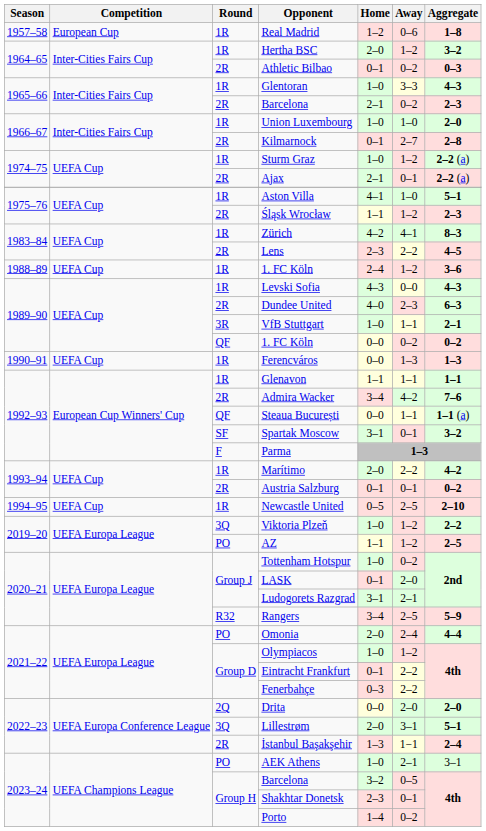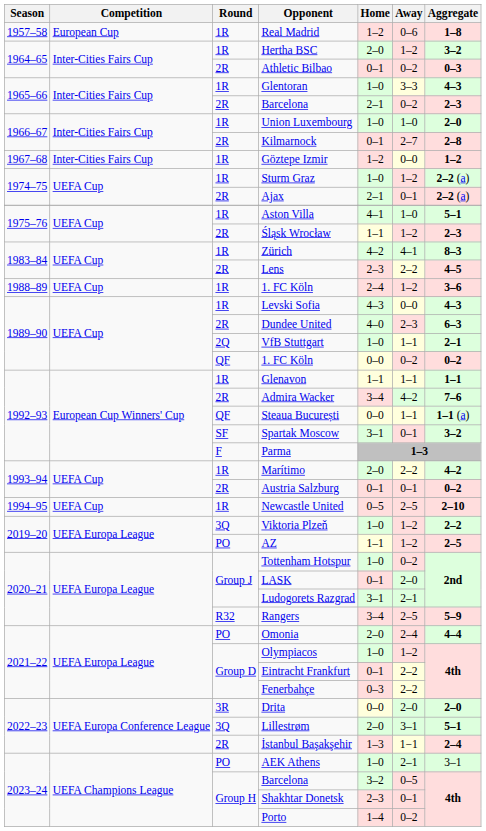+ row: (27, 159)
(222, 324) 3R -> (222, 342) 2Q
- row: (27, 360)
(222, 707) 2Q -> (222, 707) 3R
